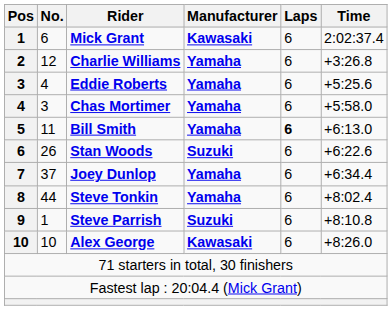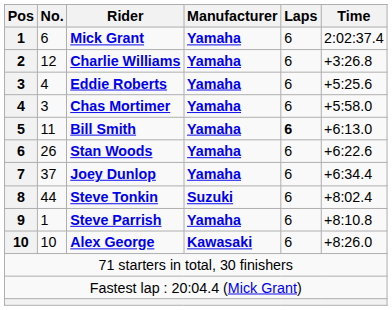(220, 39) Kawasaki -> (214, 39) Yamaha
(210, 152) Suzuki -> (214, 152) Yamaha
(214, 197) Yamaha -> (210, 197) Suzuki
(210, 220) Suzuki -> (214, 220) Yamaha
